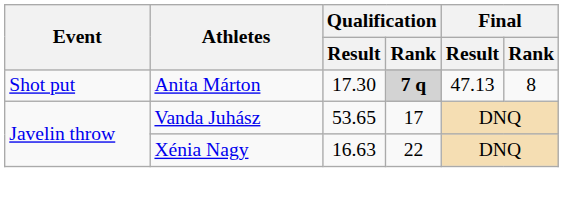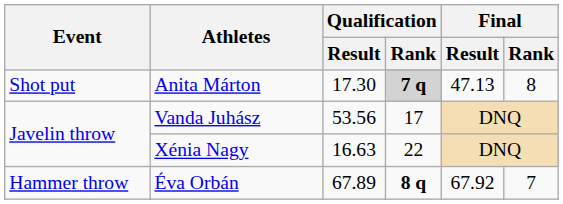(354, 117) 53.65 -> (354, 117) 53.56
+ row: (197, 182)
